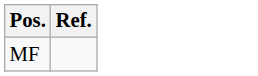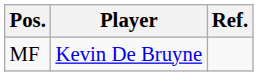+ column: (129, 20)
